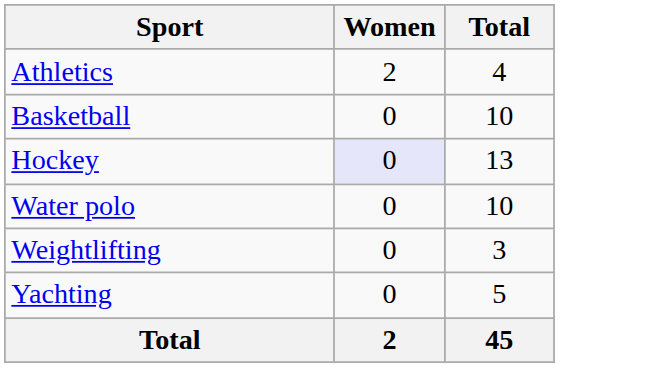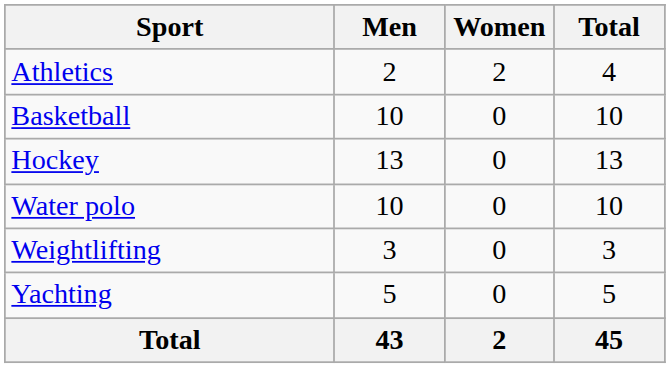+ column: (390, 26)
(390, 160) lavender background -> (499, 160) no background
